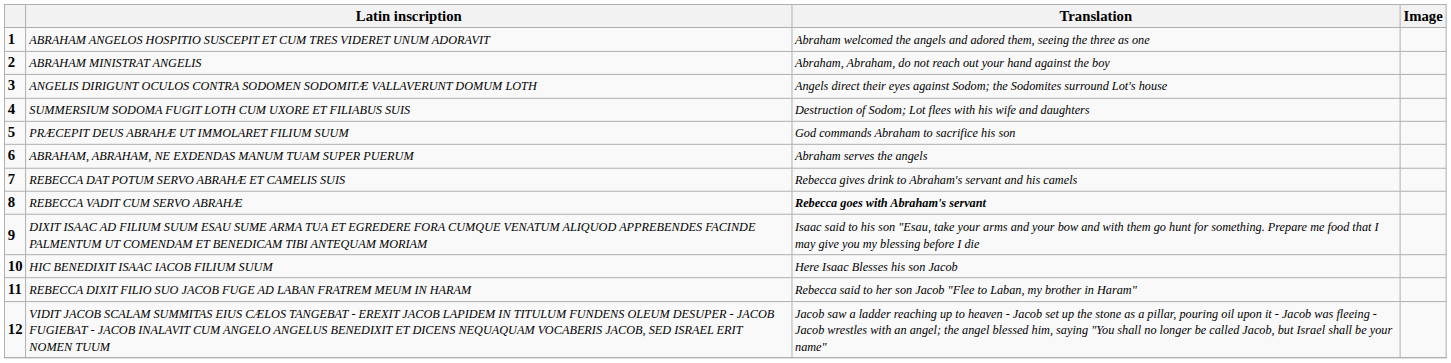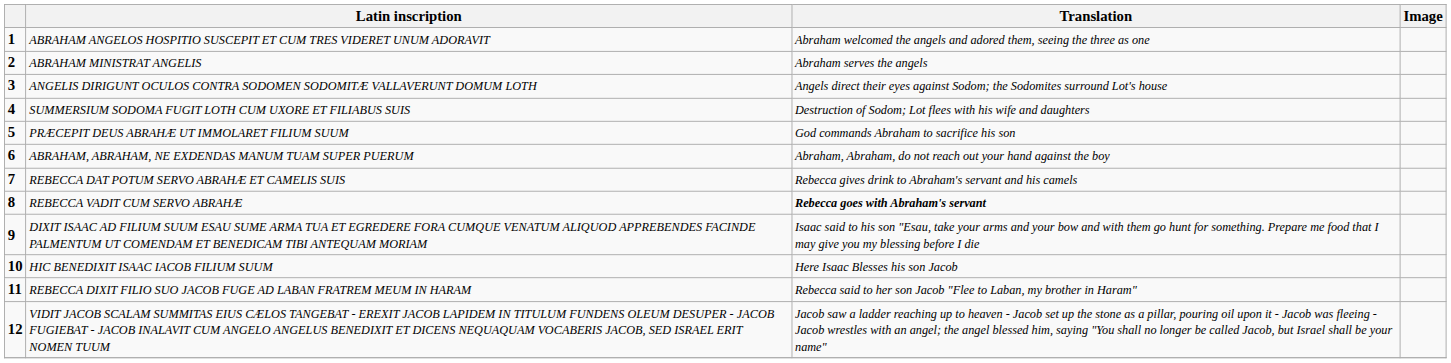(952, 63) Abraham, Abraham, do not reach out your hand against the boy -> (861, 63) Abraham serves the angels
(861, 157) Abraham serves the angels -> (952, 157) Abraham, Abraham, do not reach out your hand against the boy
